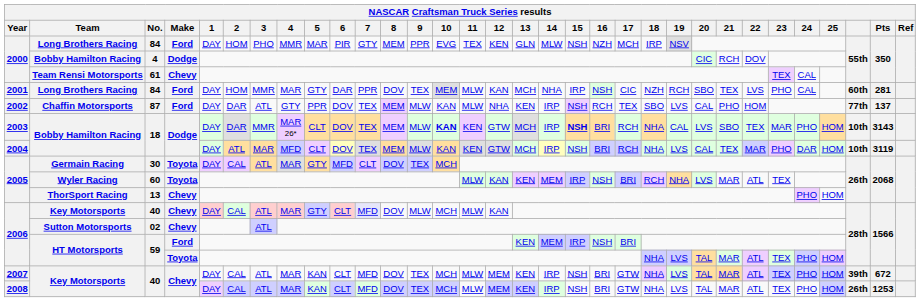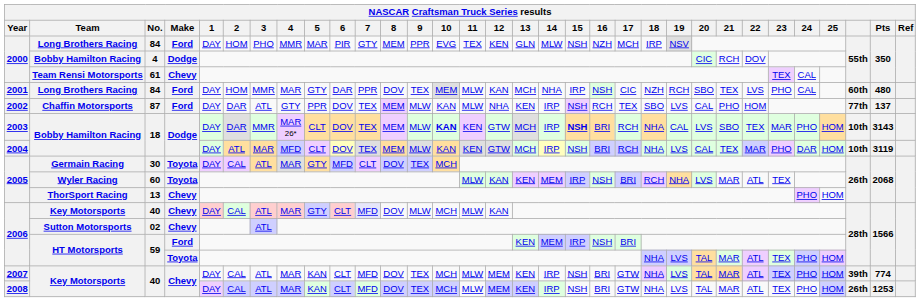(883, 90) 281 -> (883, 90) 480
(883, 273) 672 -> (883, 273) 774
